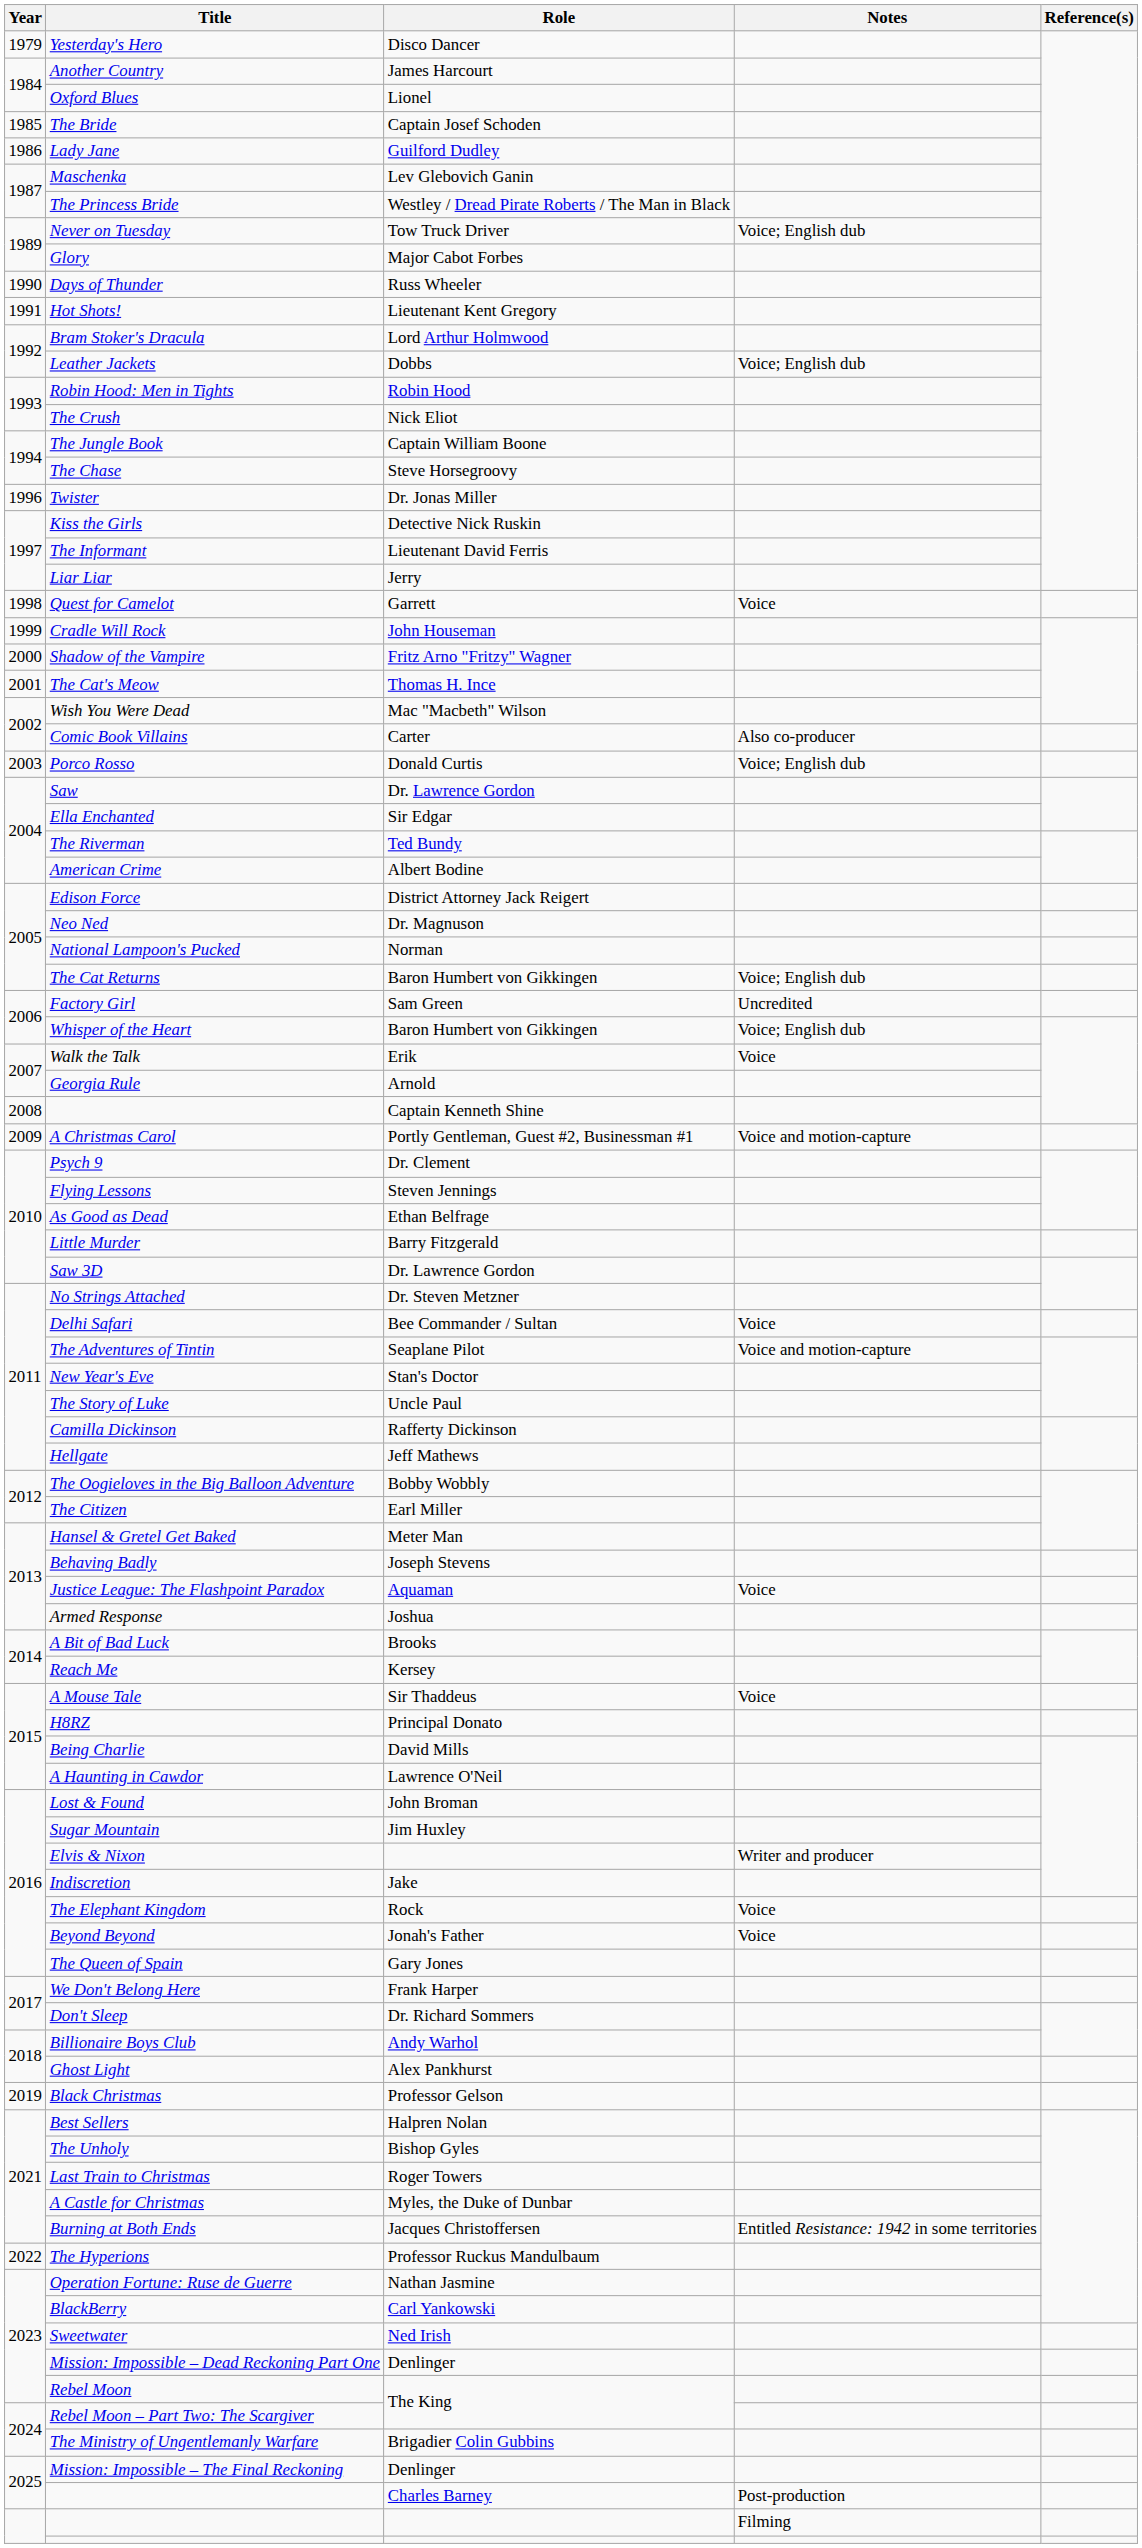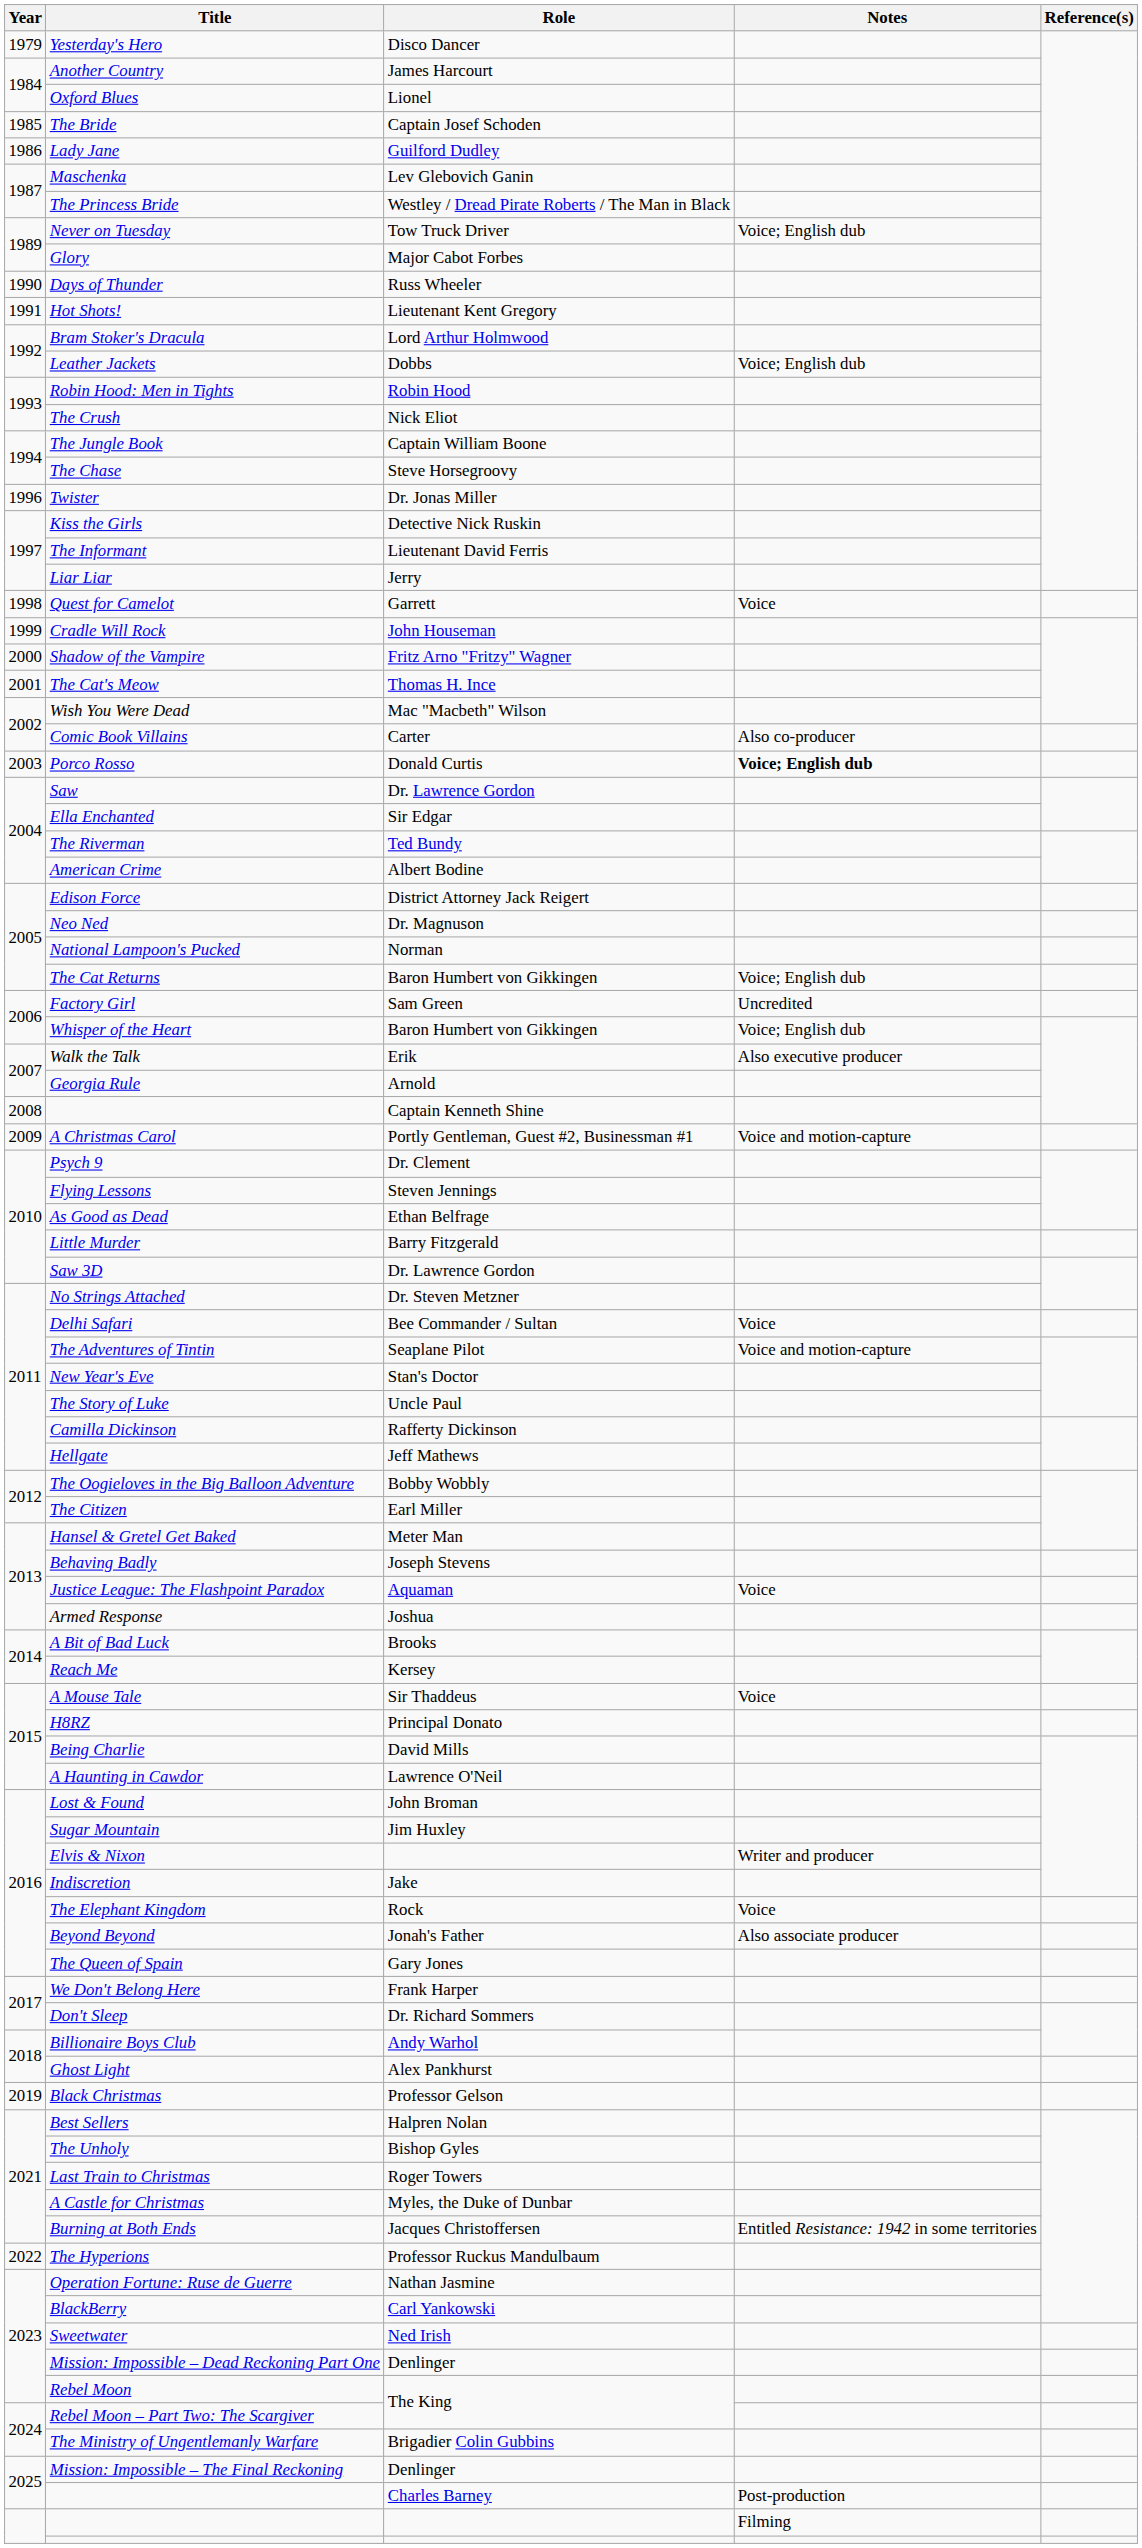(802, 763) normal -> (805, 763) bold
(757, 1056) Voice -> (820, 1056) Also executive producer
(757, 1936) Voice -> (818, 1936) Also associate producer
